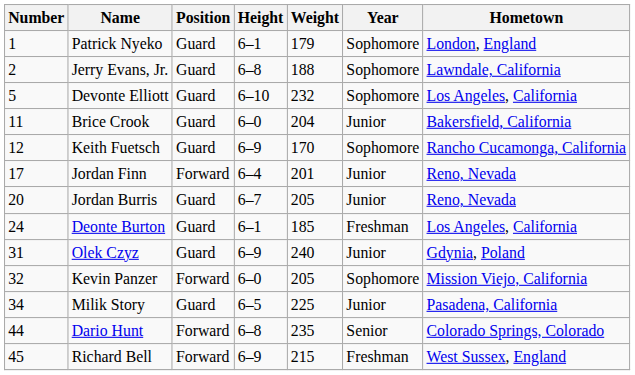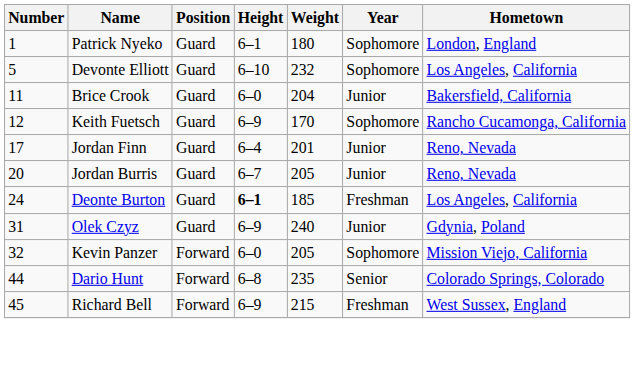(303, 43) 179 -> (303, 43) 180
- row: (120, 69)
(203, 174) Forward -> (196, 148) Guard
(250, 226) normal -> (250, 200) bold
- row: (108, 304)
